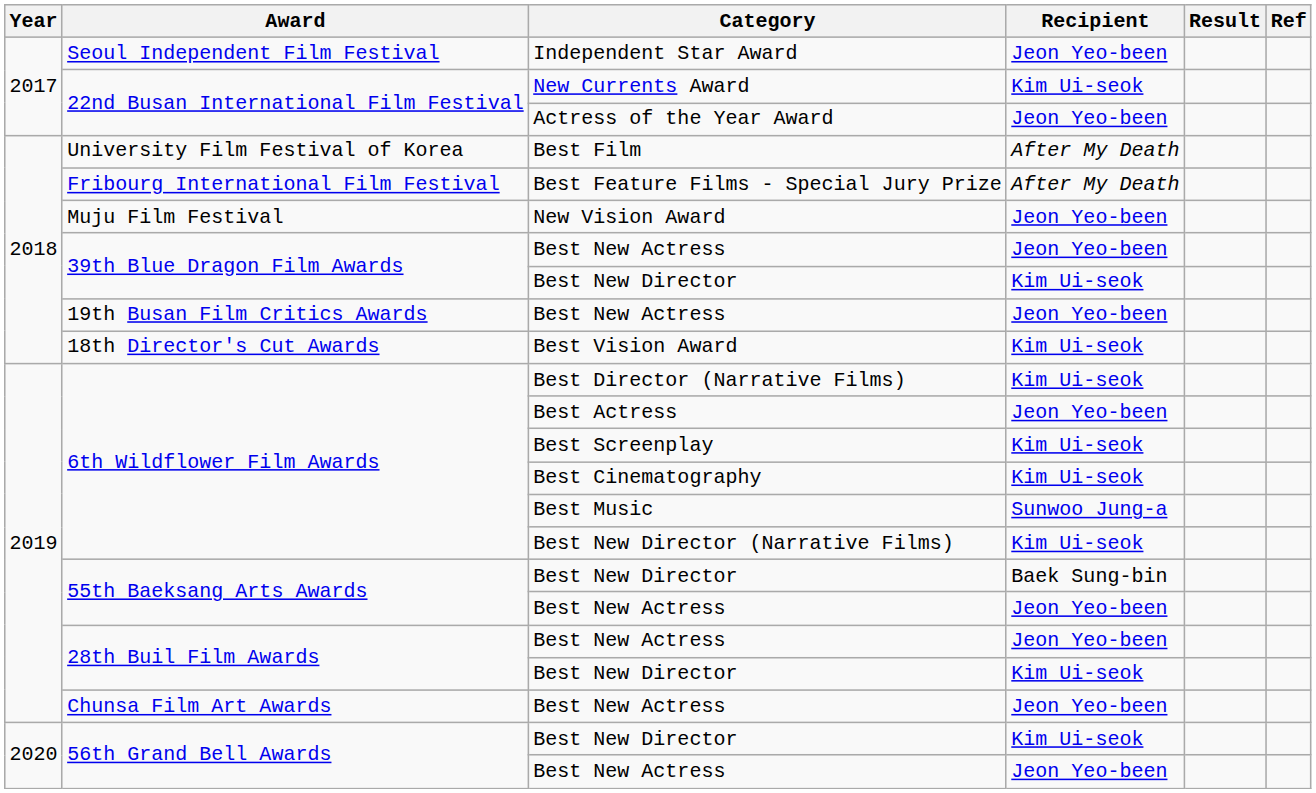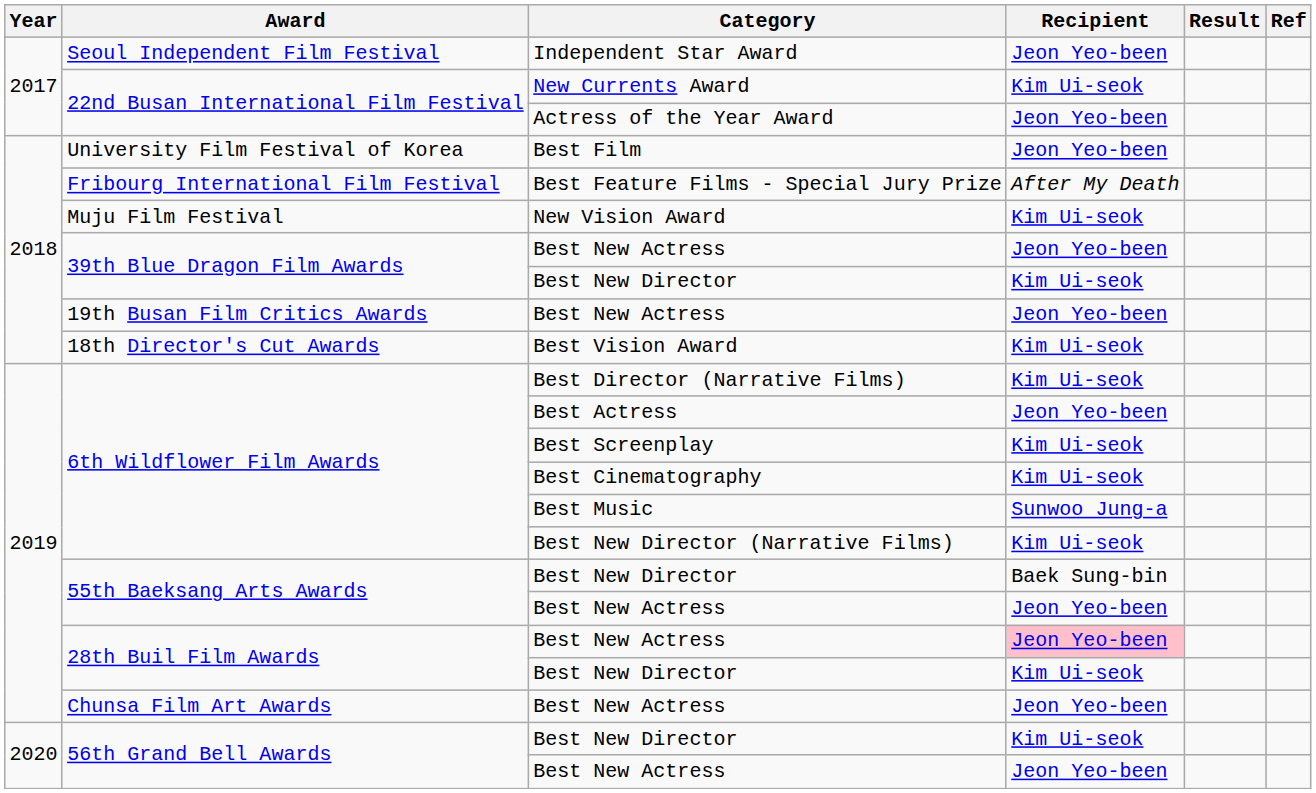(1095, 152) After My Death -> (1089, 152) Jeon Yeo-been
(1089, 217) Jeon Yeo-been -> (1077, 217) Kim Ui-seok
(1089, 641) no background -> (1089, 641) pink background
